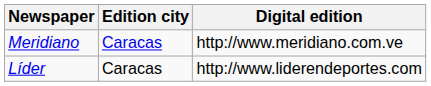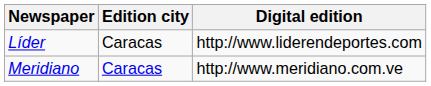rows swapped: (44, 42) <-> (27, 68)
